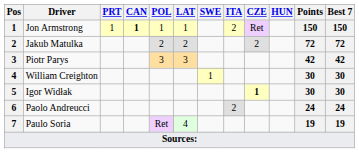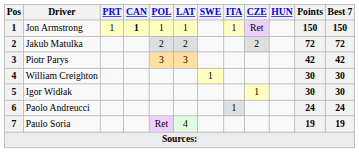(234, 27) 2 -> (234, 27) 1
(257, 91) bold -> (257, 91) normal
(234, 107) 2 -> (234, 107) 1
